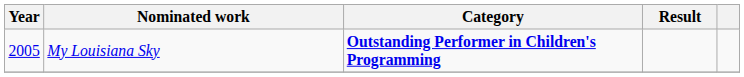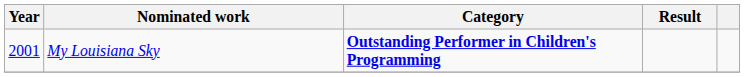(24, 50) 2005 -> (24, 50) 2001
